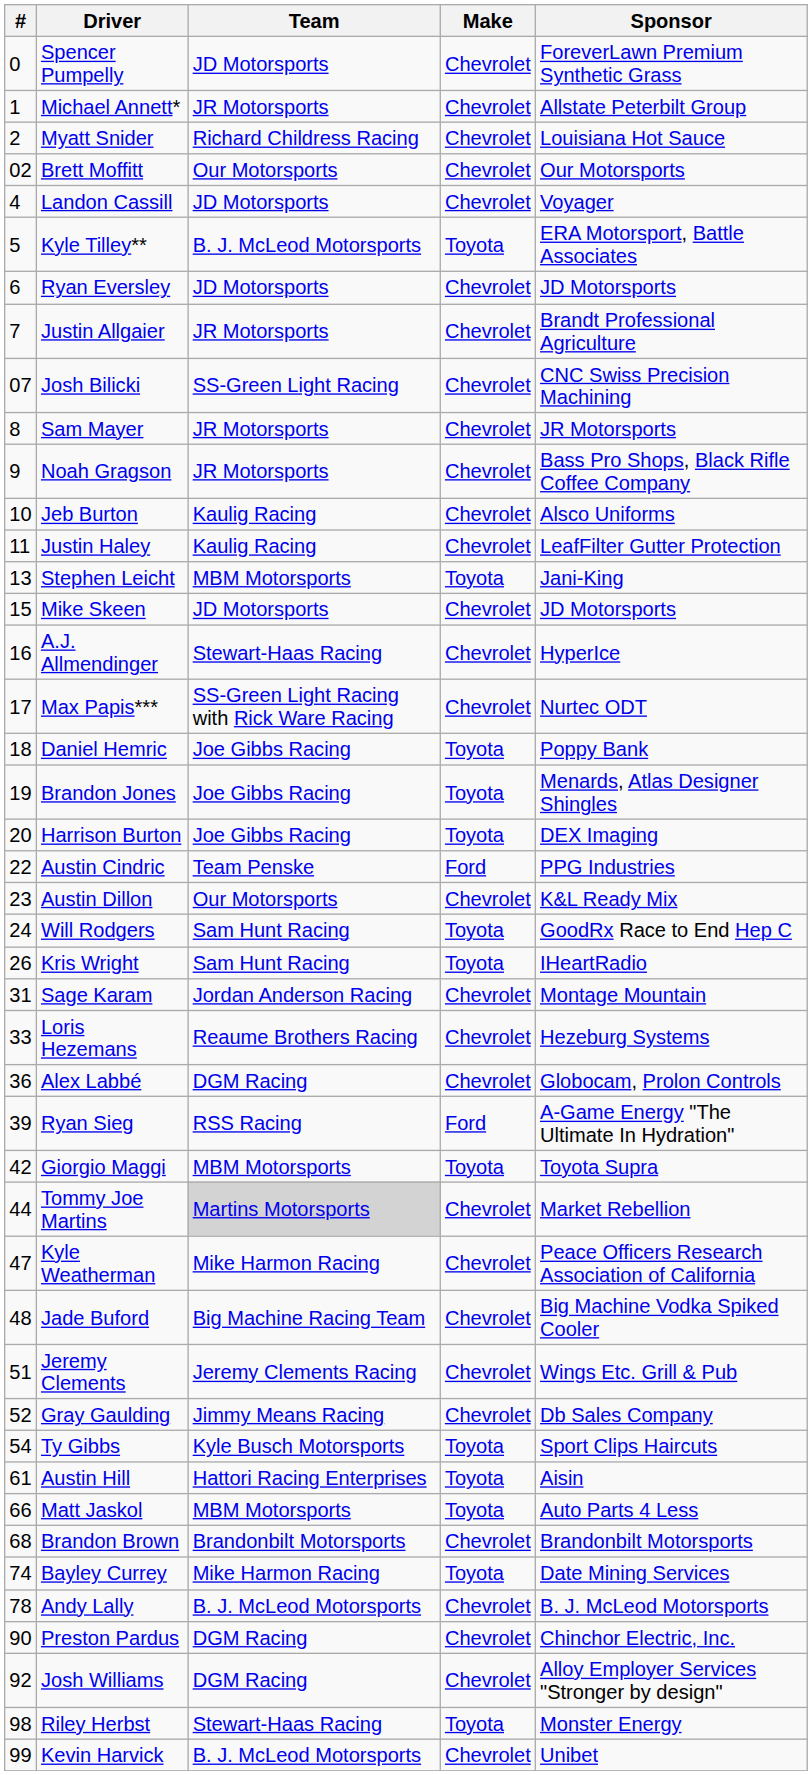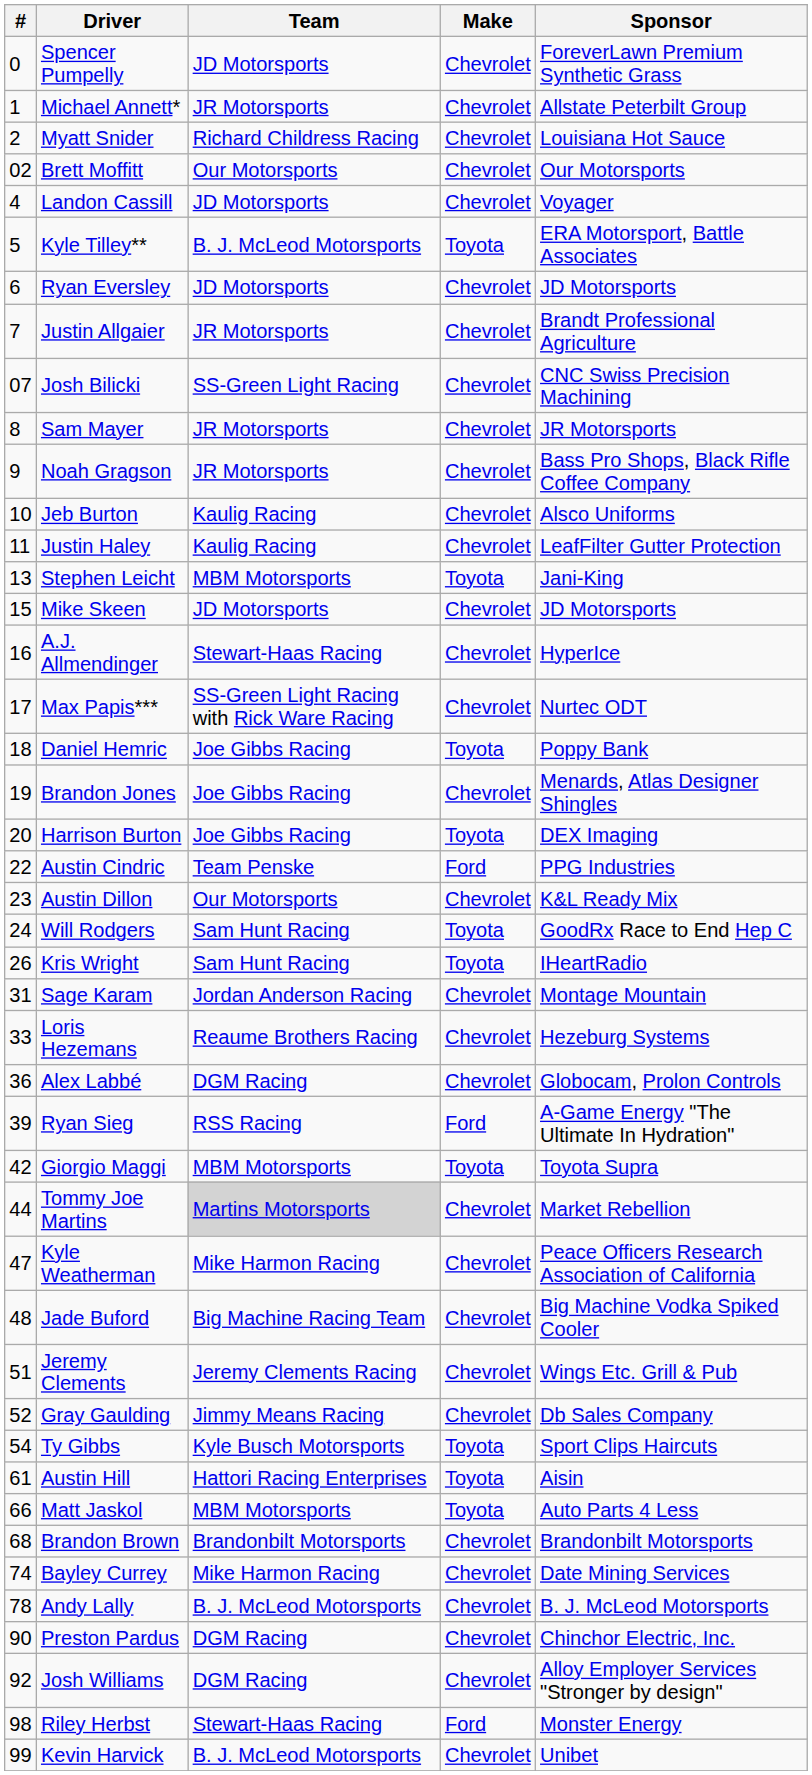(474, 793) Toyota -> (488, 793) Chevrolet
(474, 1574) Toyota -> (488, 1574) Chevrolet
(474, 1723) Toyota -> (466, 1723) Ford
